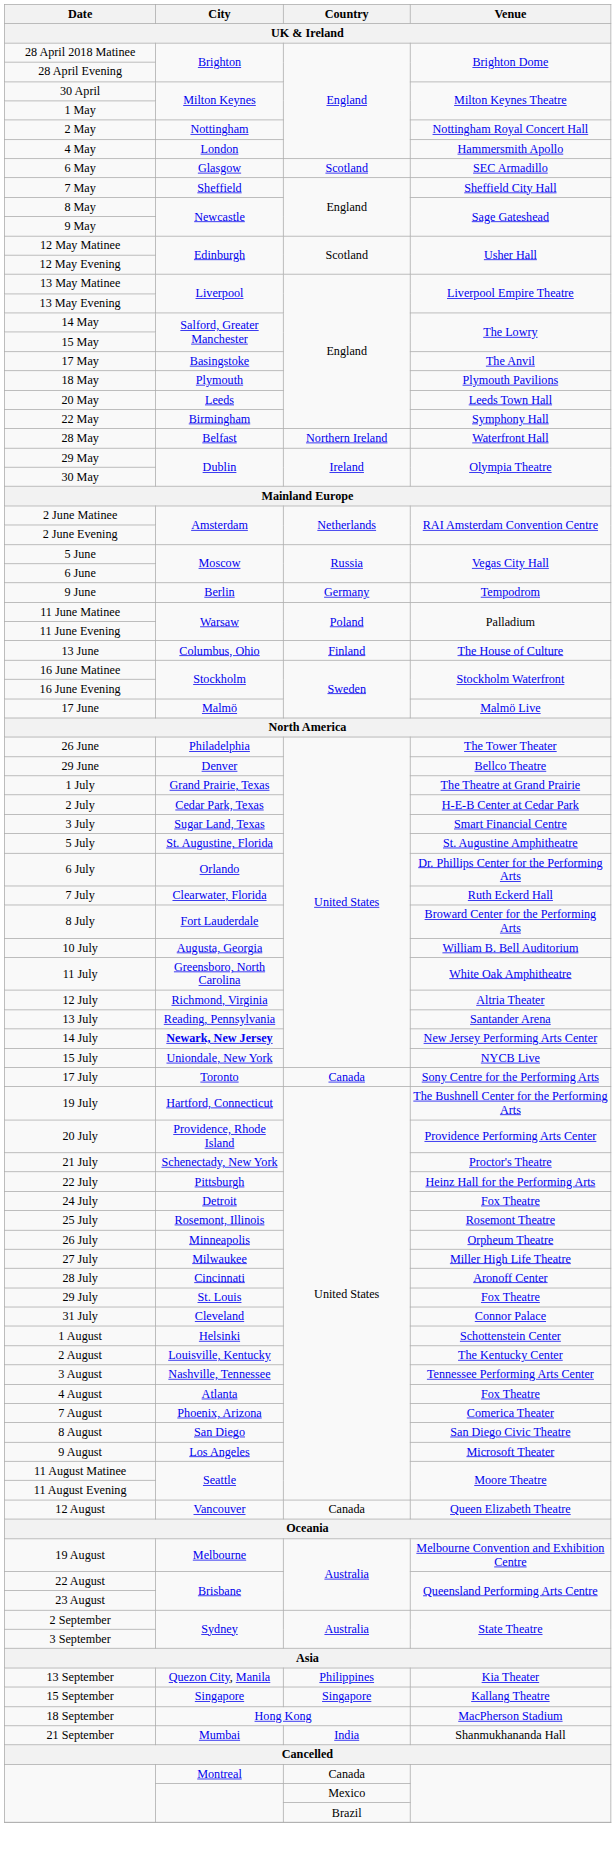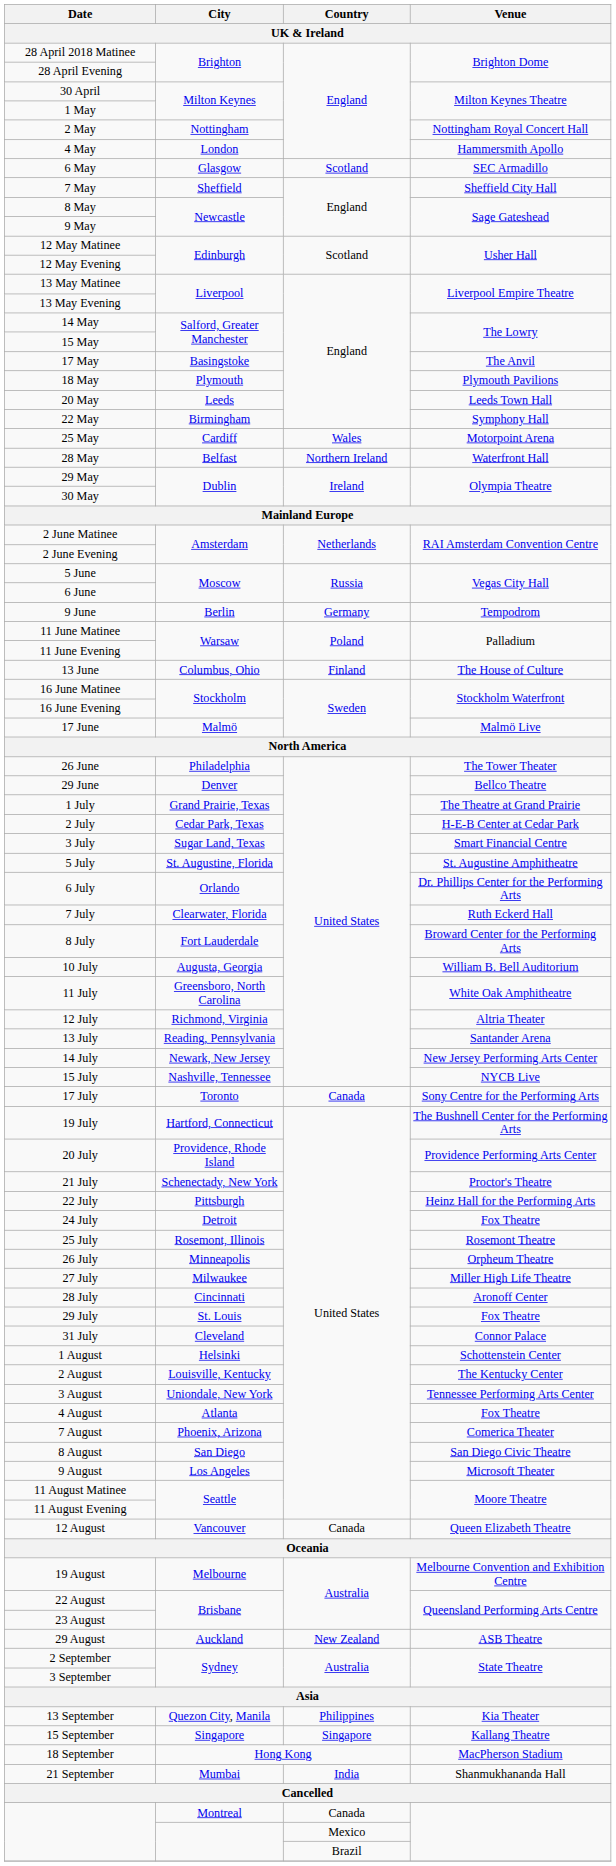+ row: (80, 438)
(220, 1038) bold -> (220, 1058) normal
(220, 1058) Uniondale, New York -> (220, 1077) Nashville, Tennessee
(220, 1374) Nashville, Tennessee -> (220, 1393) Uniondale, New York
+ row: (80, 1639)
